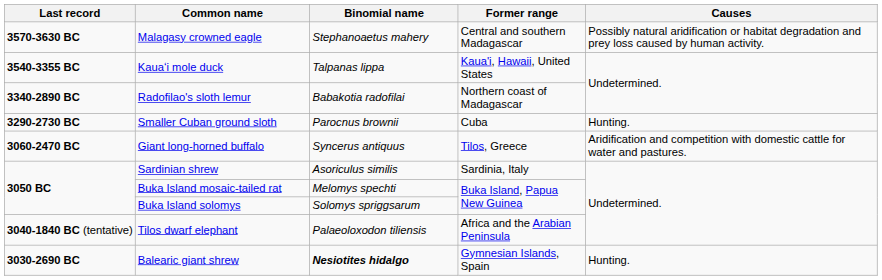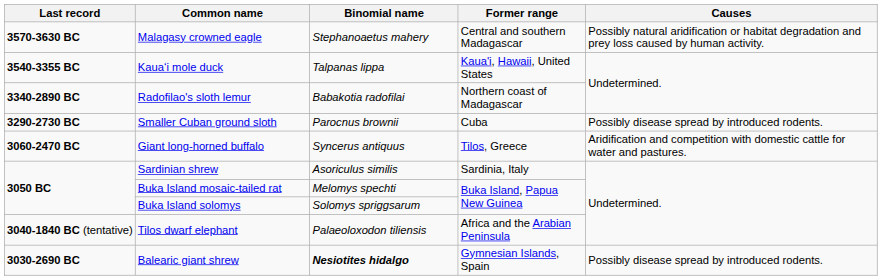(609, 122) Hunting. -> (706, 122) Possibly disease spread by introduced rodents.
(609, 260) Hunting. -> (706, 260) Possibly disease spread by introduced rodents.
